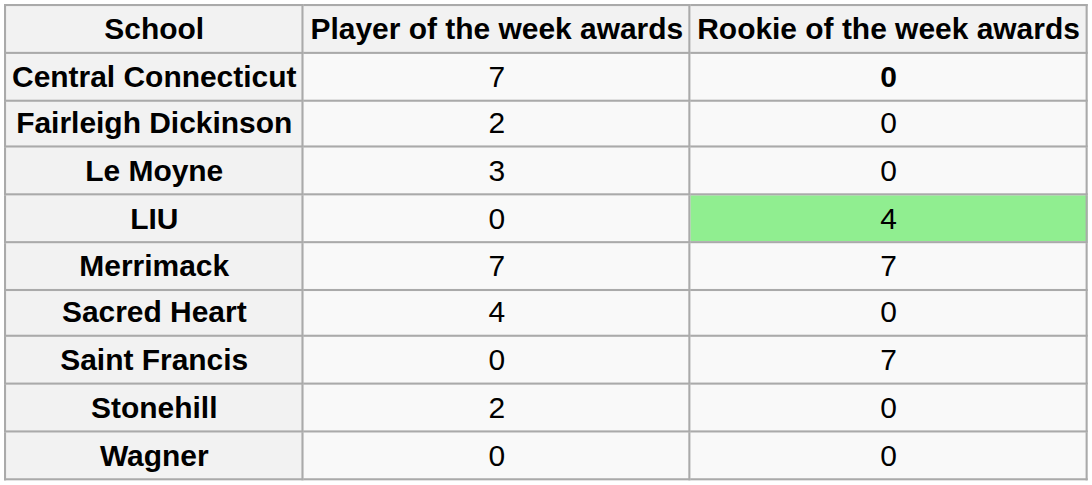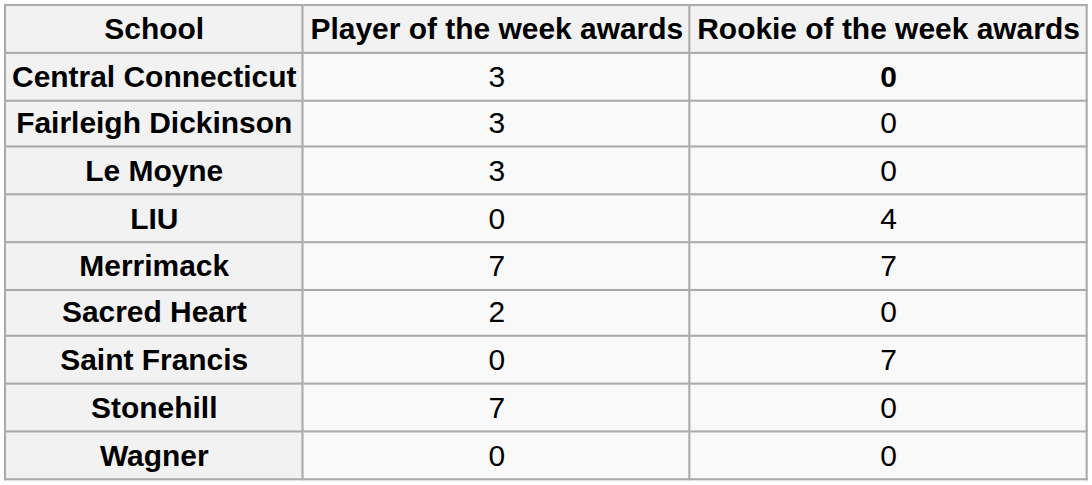(497, 76) 7 -> (497, 76) 3
(497, 124) 2 -> (497, 124) 3
(889, 218) lightgreen background -> (889, 218) no background
(497, 313) 4 -> (497, 313) 2
(497, 408) 2 -> (497, 408) 7
